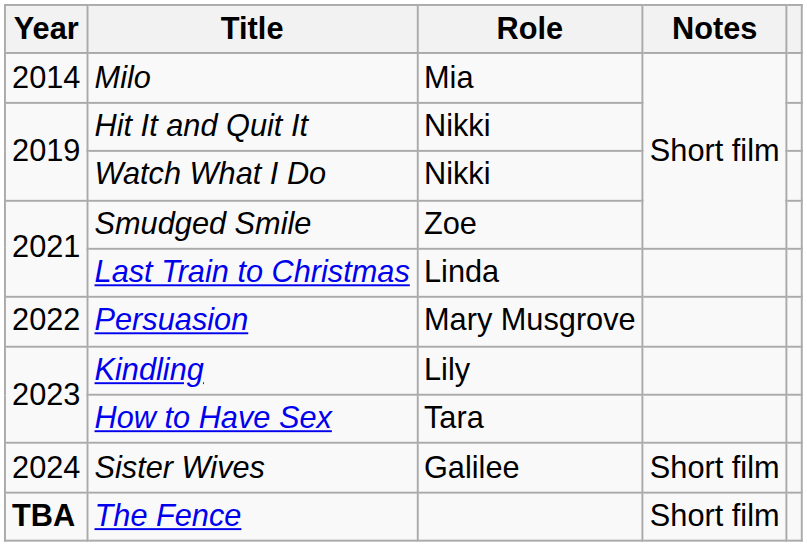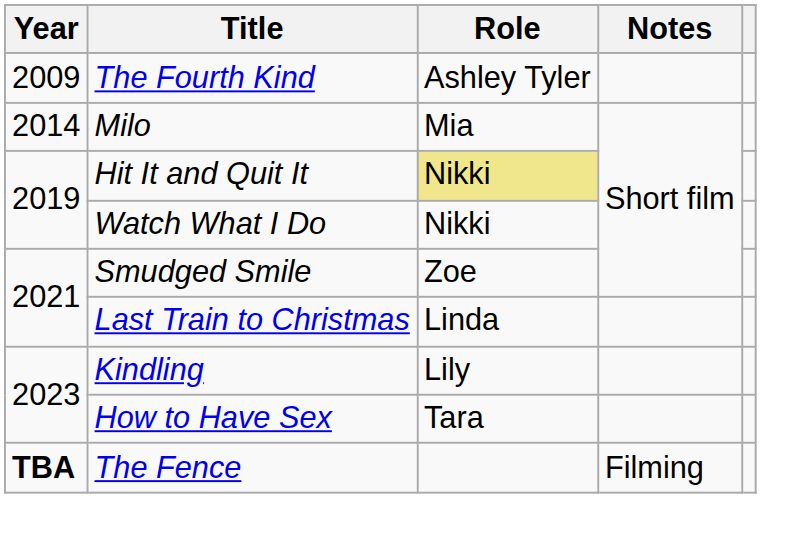+ row: (205, 77)
(457, 126) no background -> (457, 175) khaki background
- row: (171, 321)
- row: (180, 467)
(715, 516) Short film -> (654, 467) Filming
